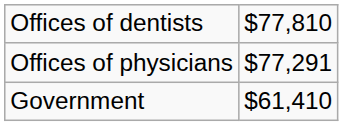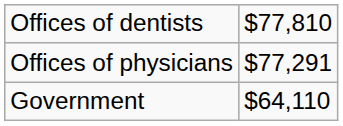(288, 100) $61,410 -> (287, 100) $64,110
